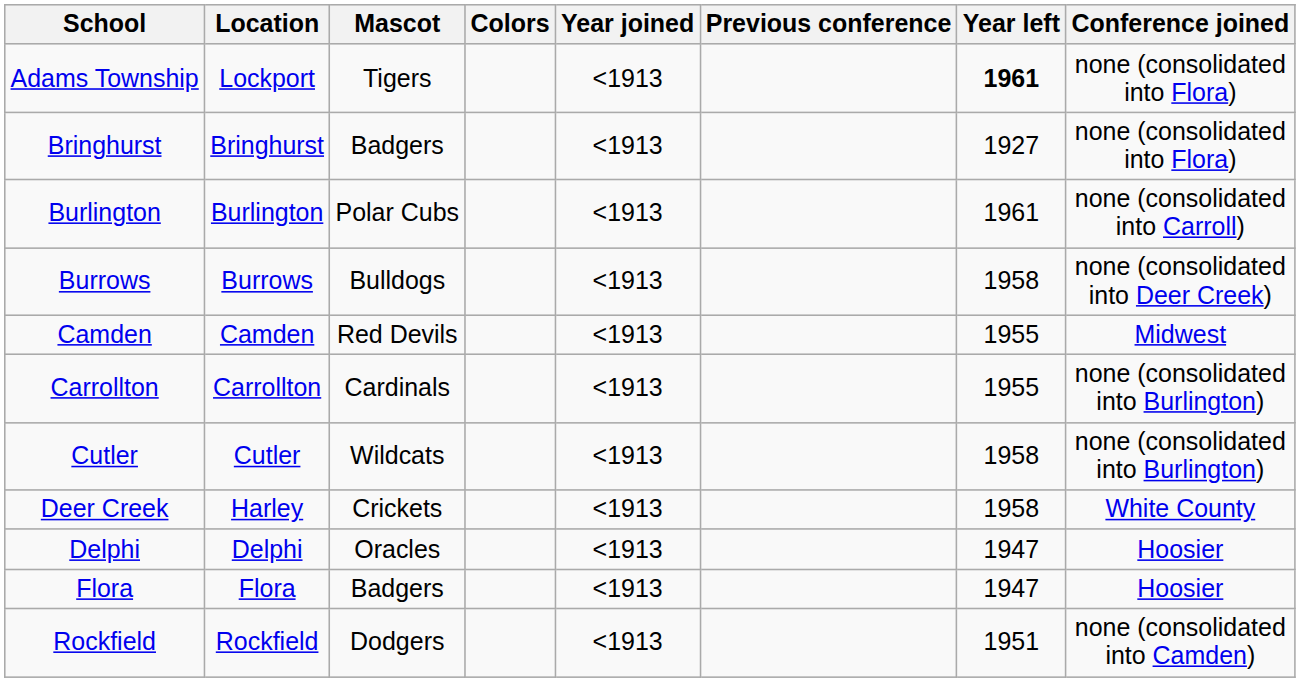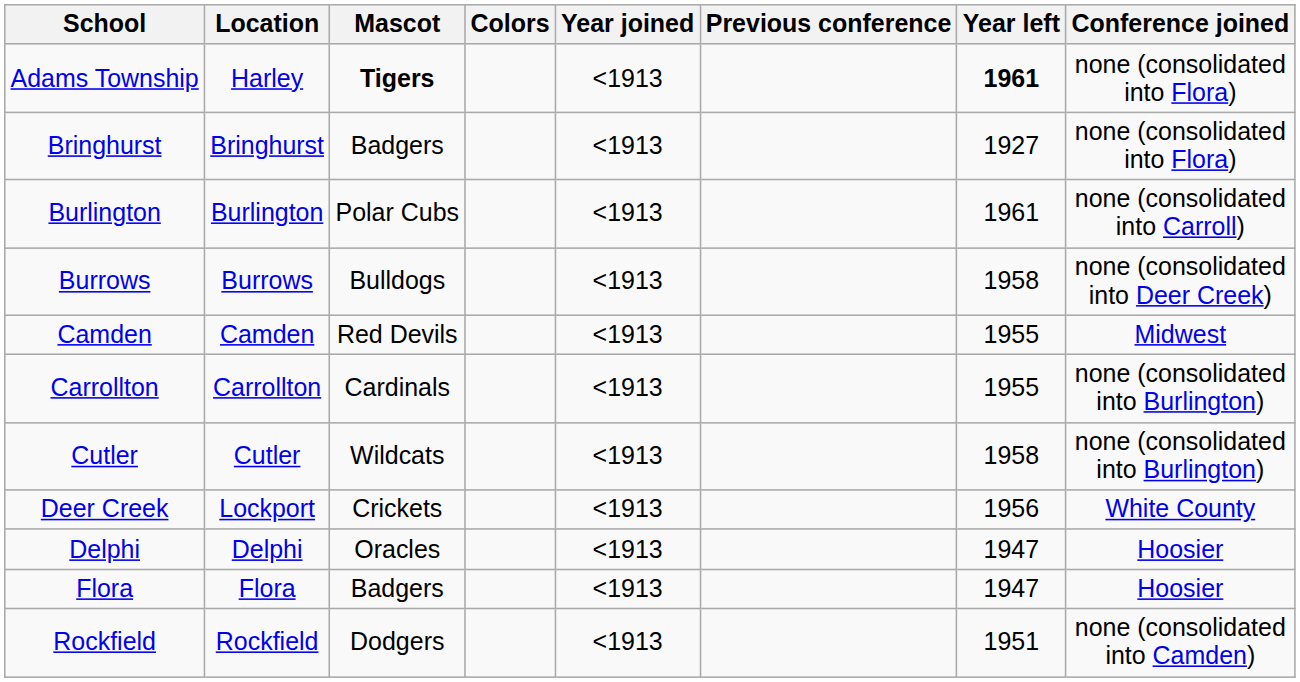(267, 77) Lockport -> (267, 77) Harley
(397, 77) normal -> (397, 77) bold
(267, 509) Harley -> (267, 509) Lockport
(1011, 509) 1958 -> (1011, 509) 1956
